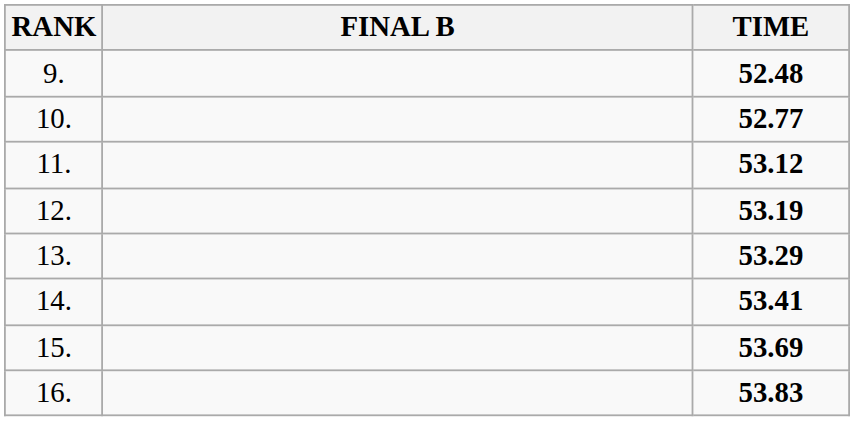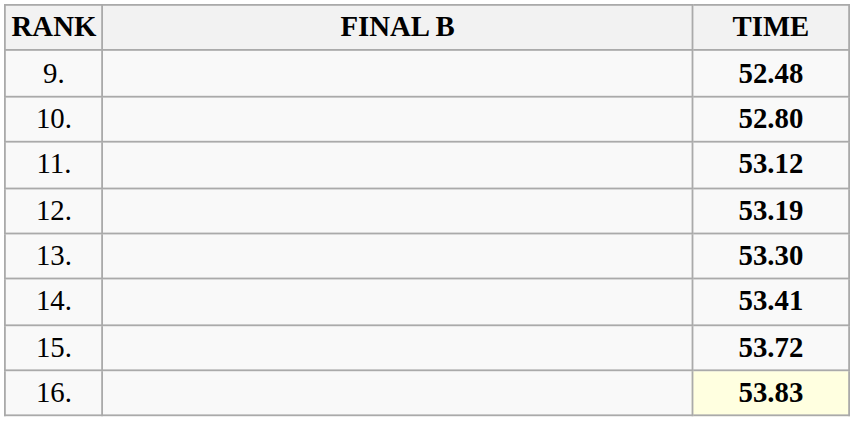(771, 118) 52.77 -> (771, 118) 52.80
(771, 255) 53.29 -> (771, 255) 53.30
(771, 347) 53.69 -> (771, 347) 53.72
(771, 392) no background -> (771, 392) lightyellow background
